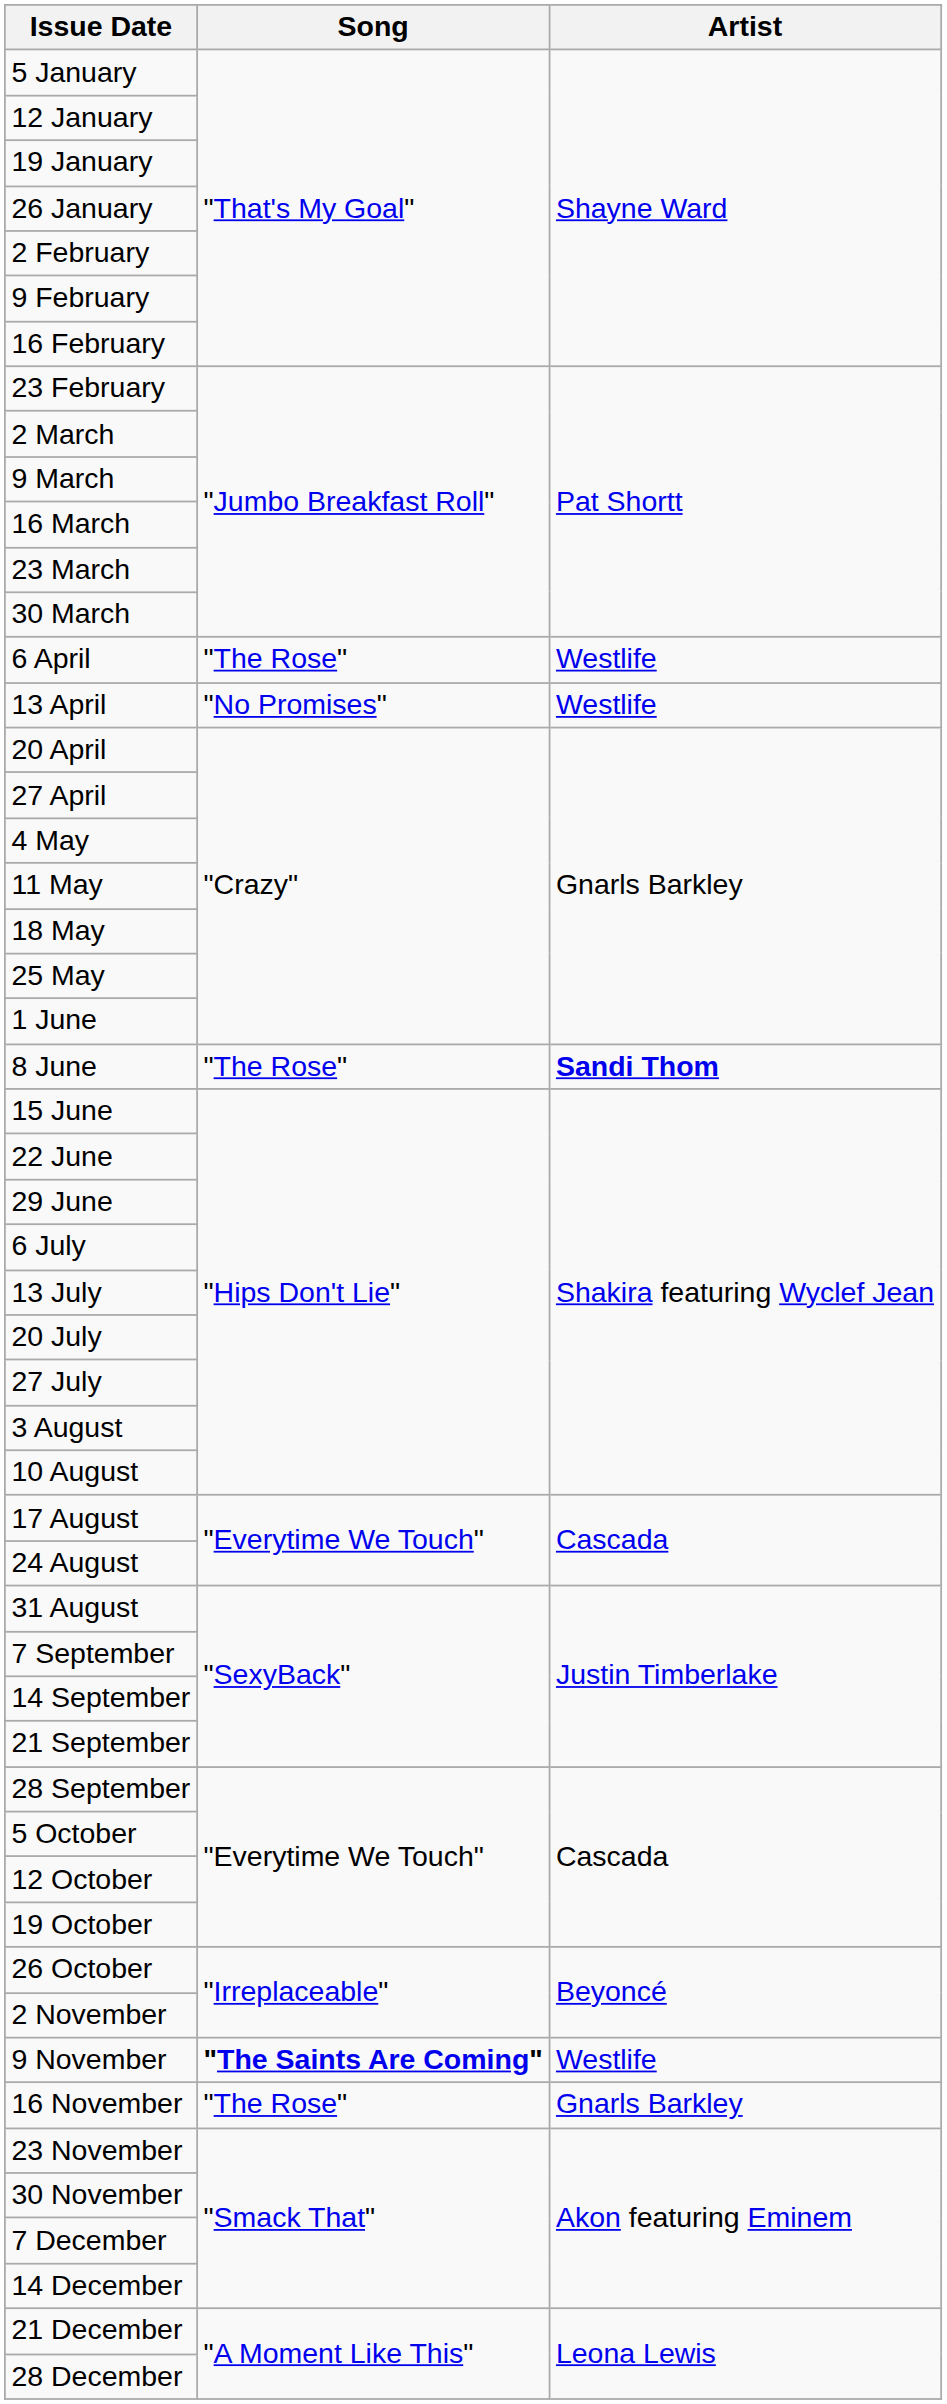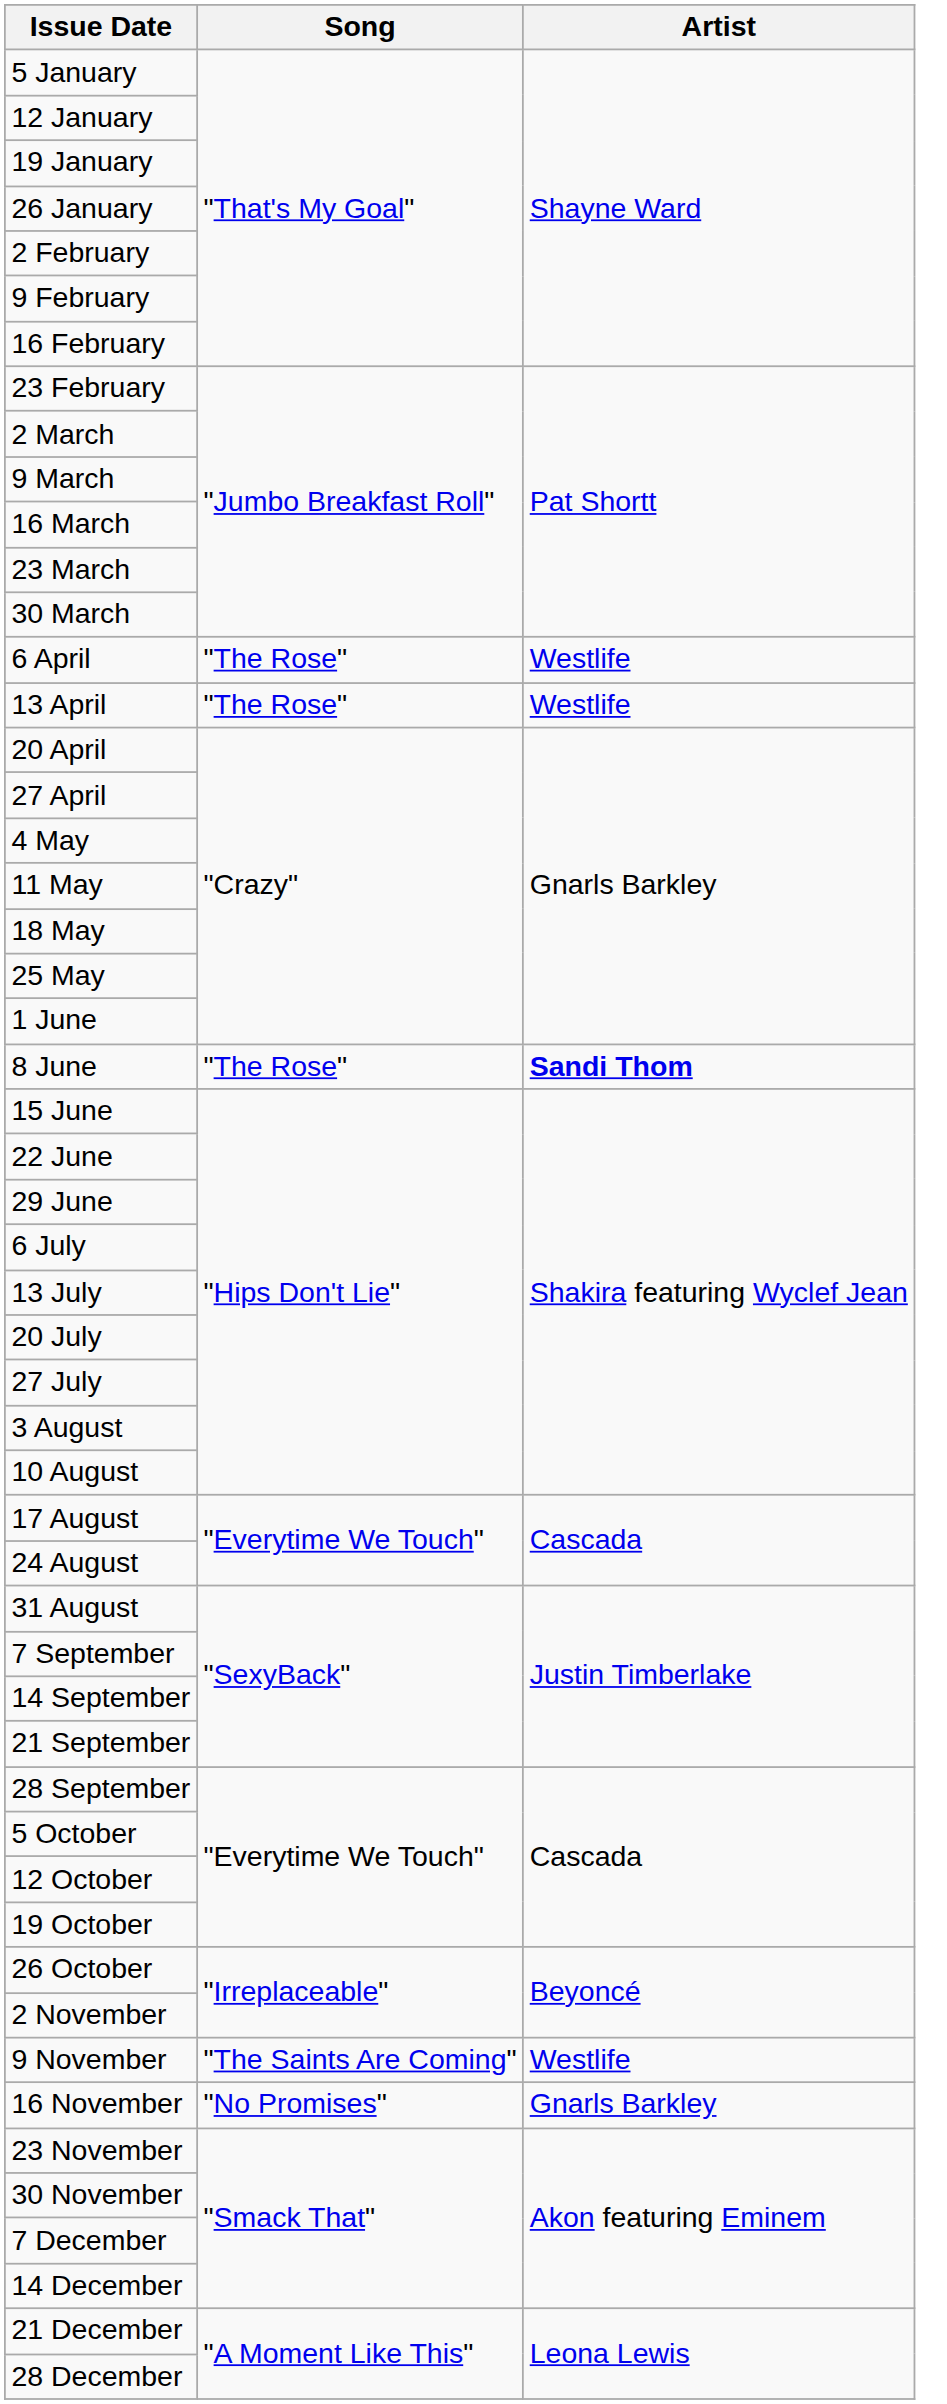(295, 704) "No Promises" -> (275, 704) "The Rose"
(373, 2059) bold -> (360, 2059) normal
(275, 2104) "The Rose" -> (295, 2104) "No Promises"
